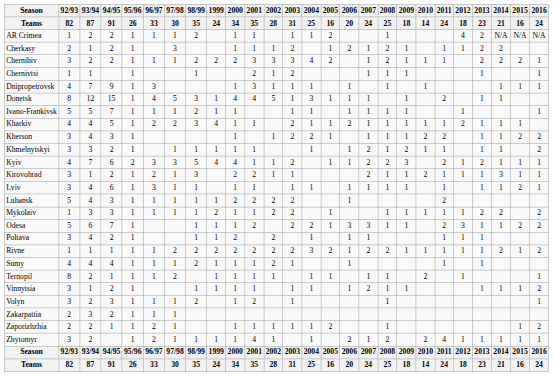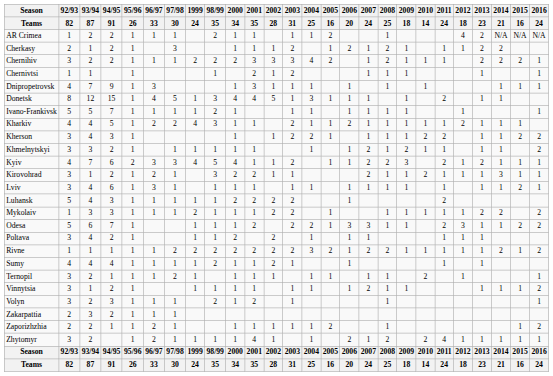columns swapped: (196, 23) <-> (216, 23)
(69, 276) 8 -> (69, 276) 3
